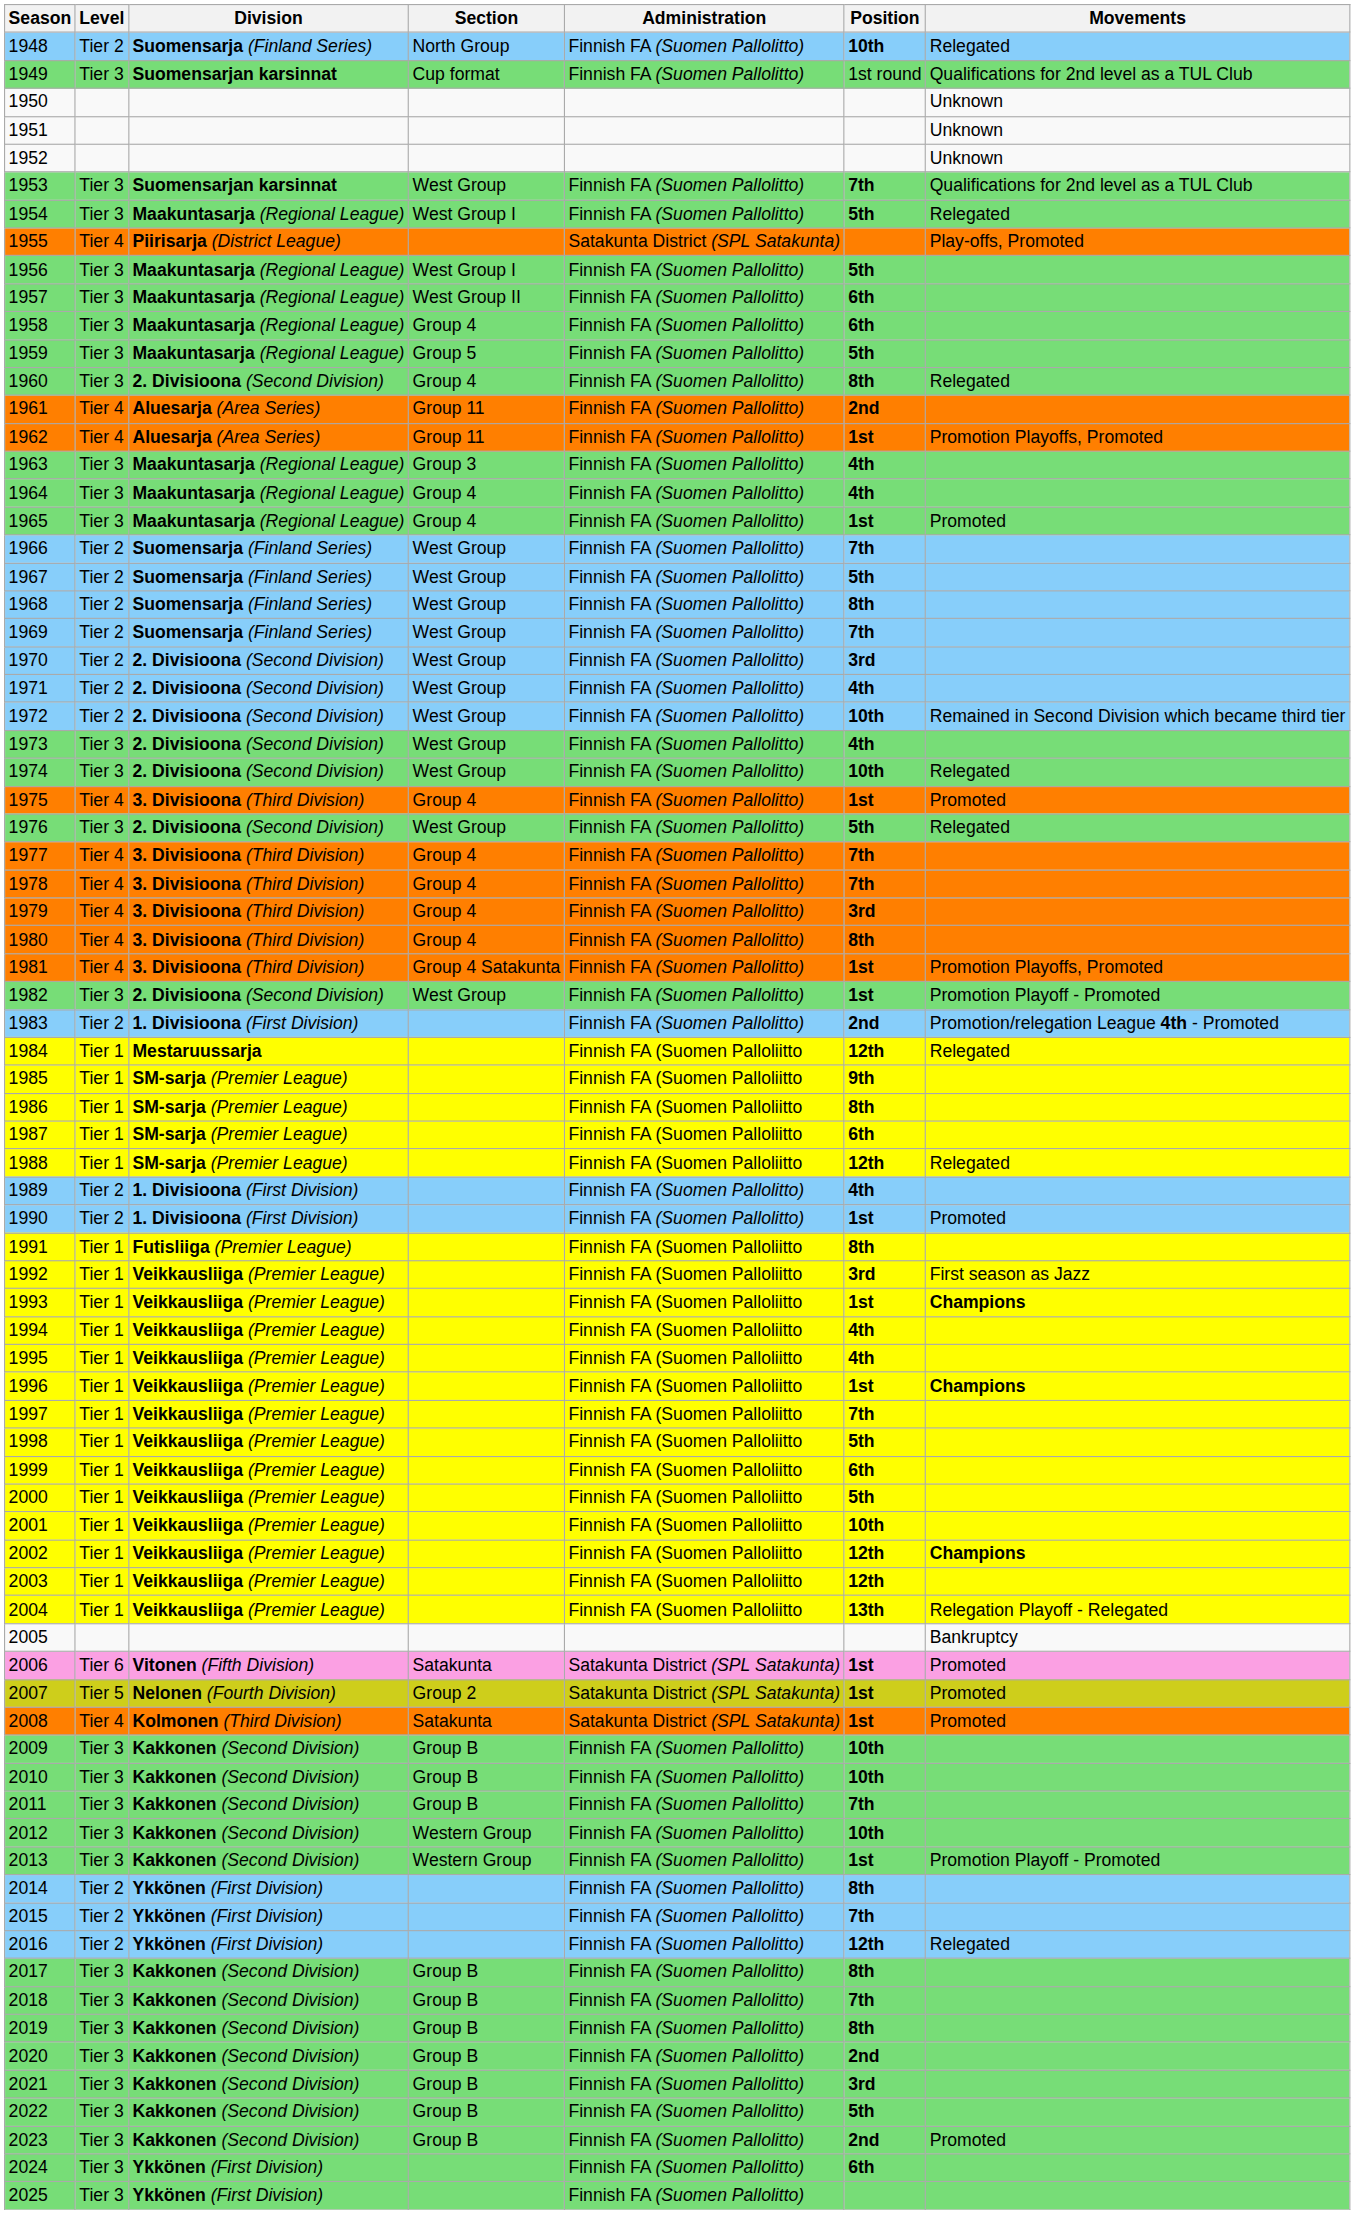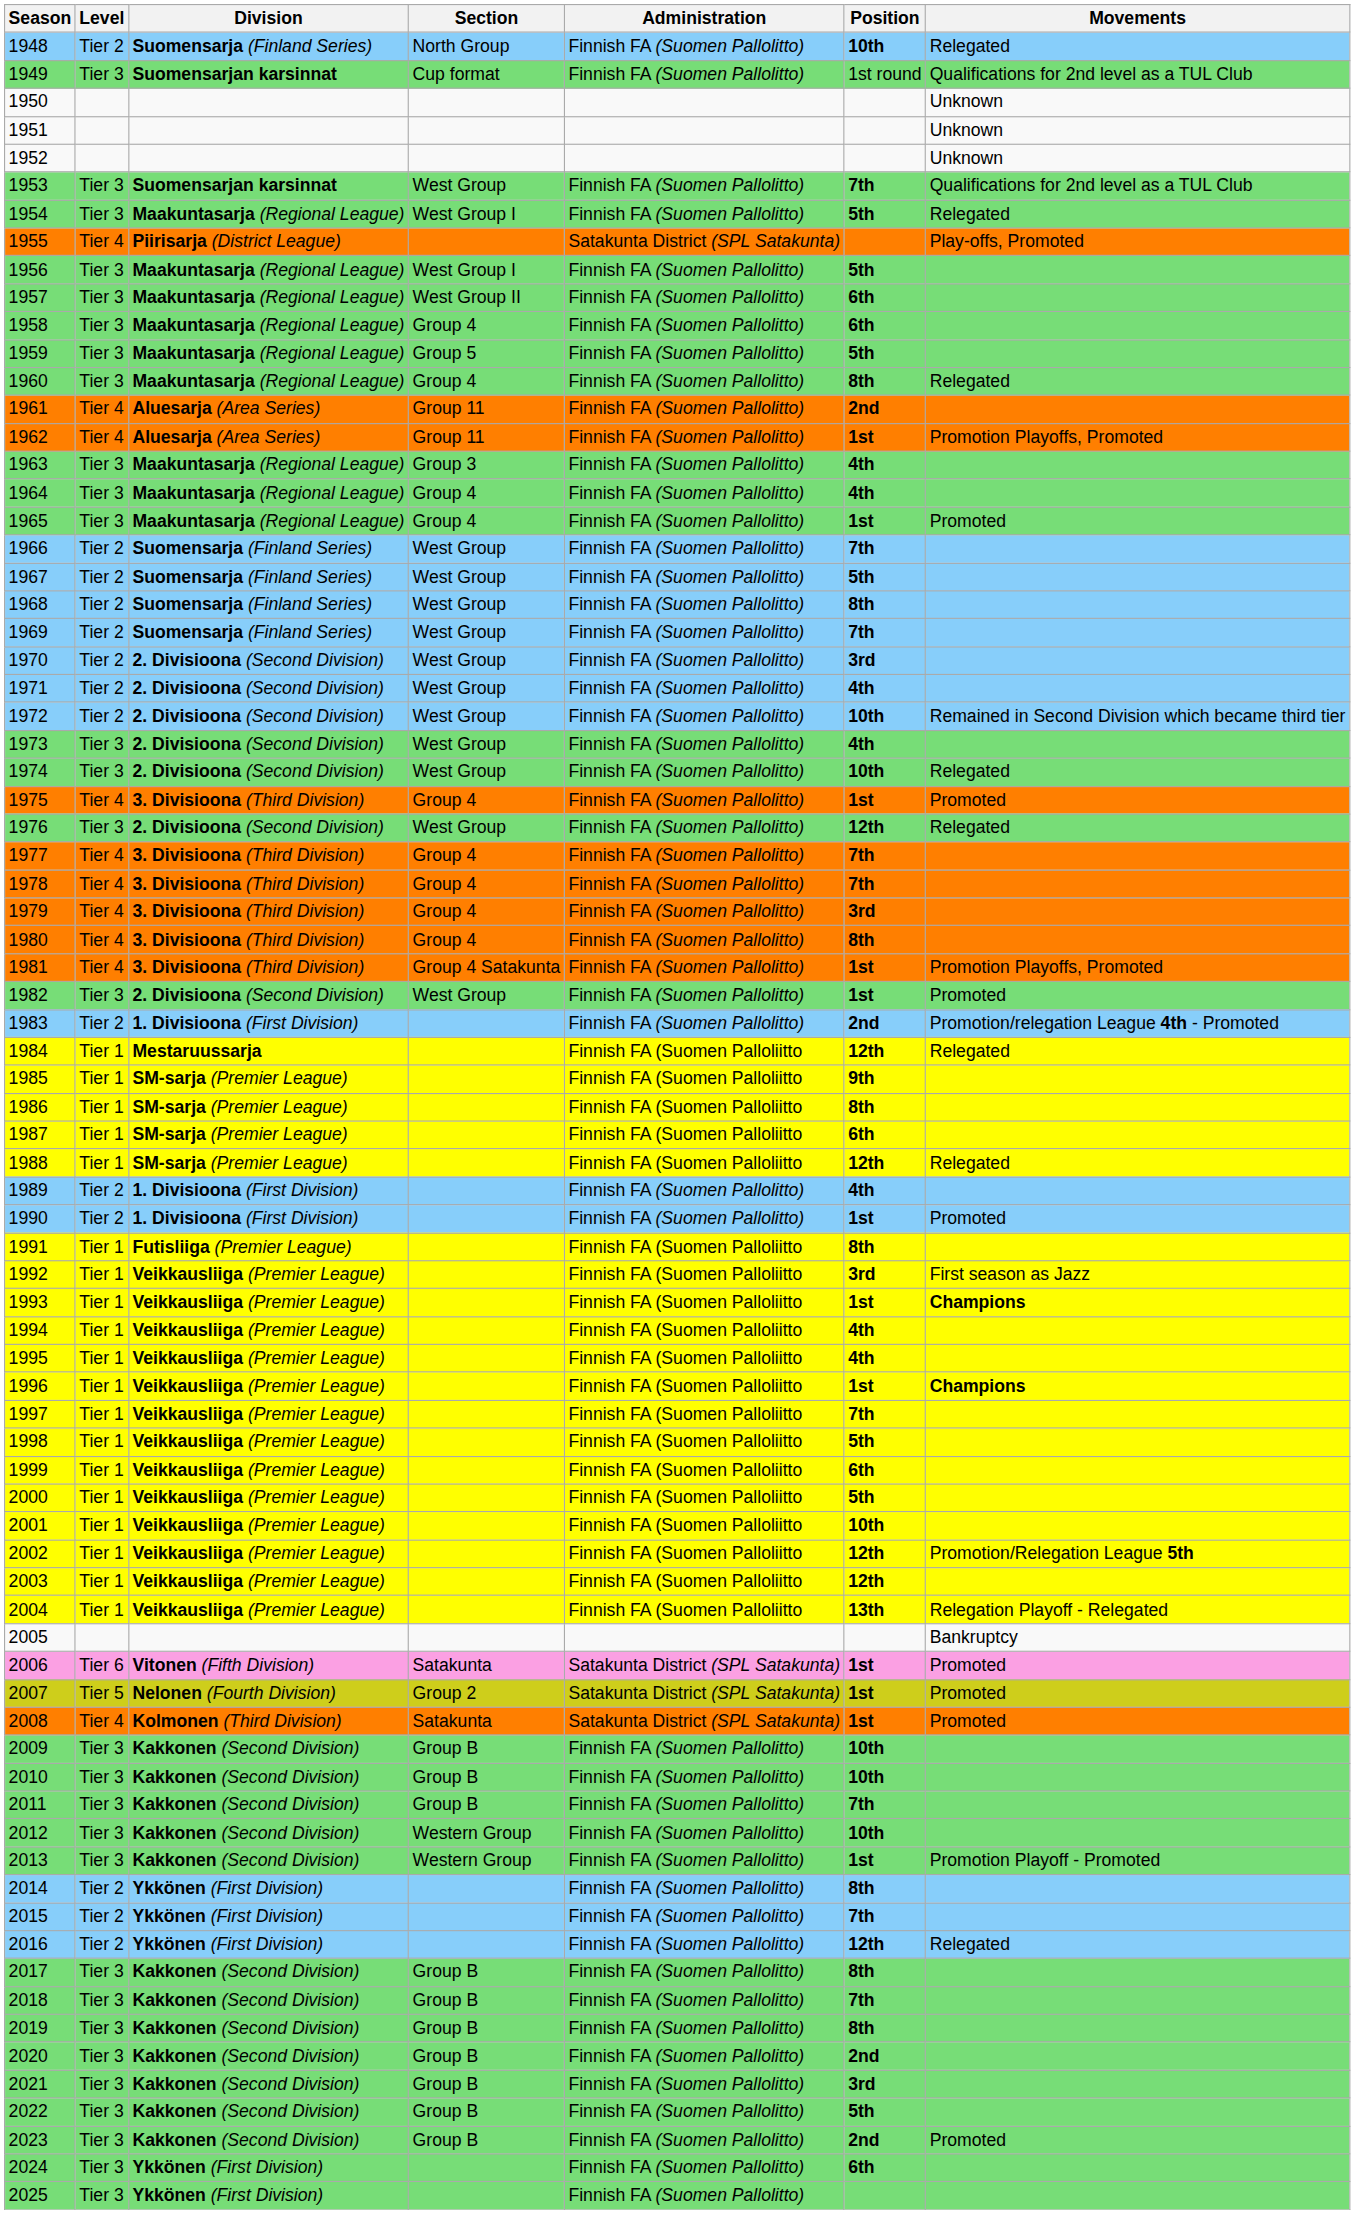(258, 381) 2. Divisioona (Second Division) -> (268, 381) Maakuntasarja (Regional League)
(861, 827) 5th -> (866, 827) 12th
(1045, 995) Promotion Playoff - Promoted -> (968, 995) Promoted
(978, 1553) Champions -> (1062, 1553) Promotion/Relegation League 5th
